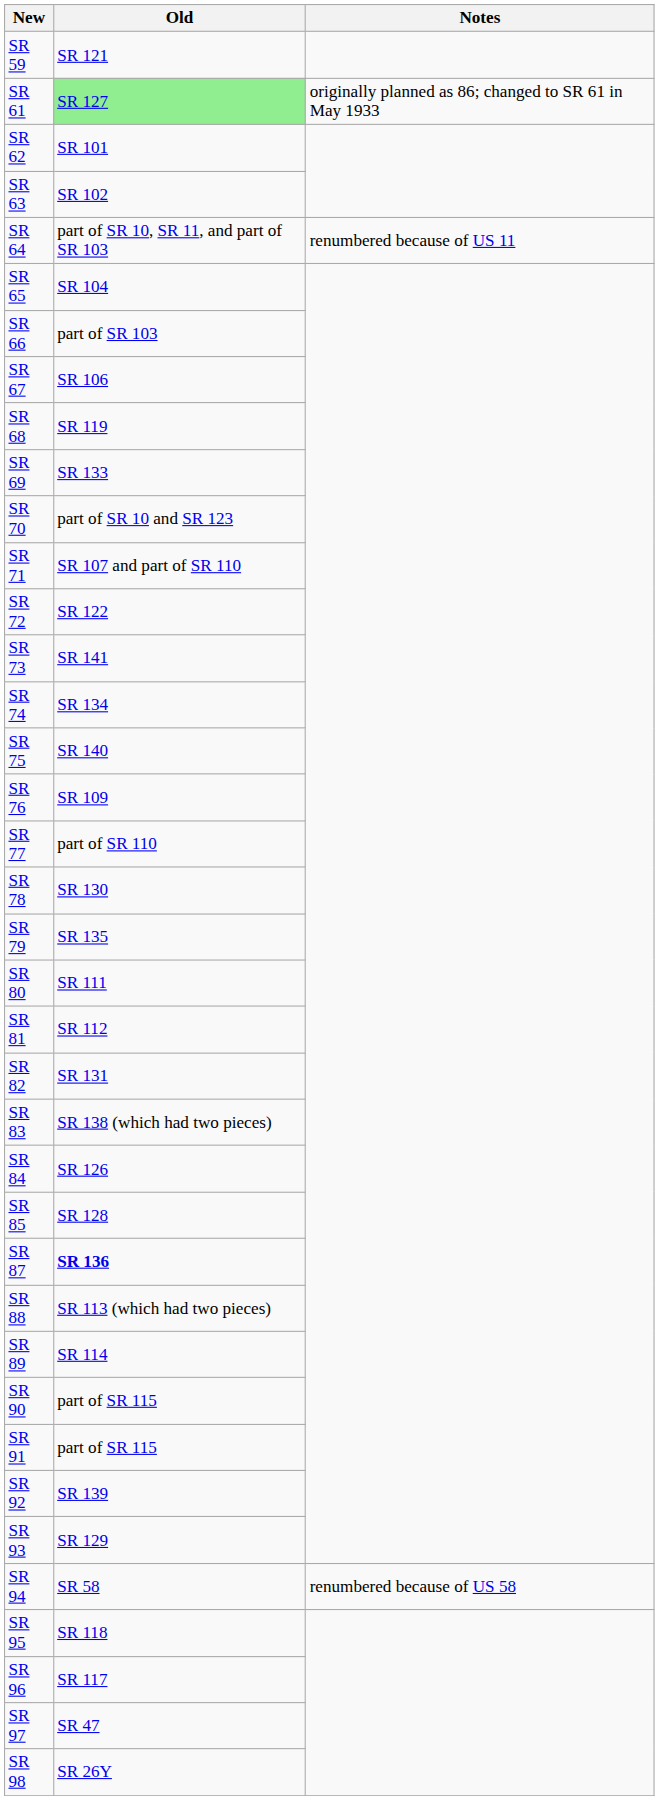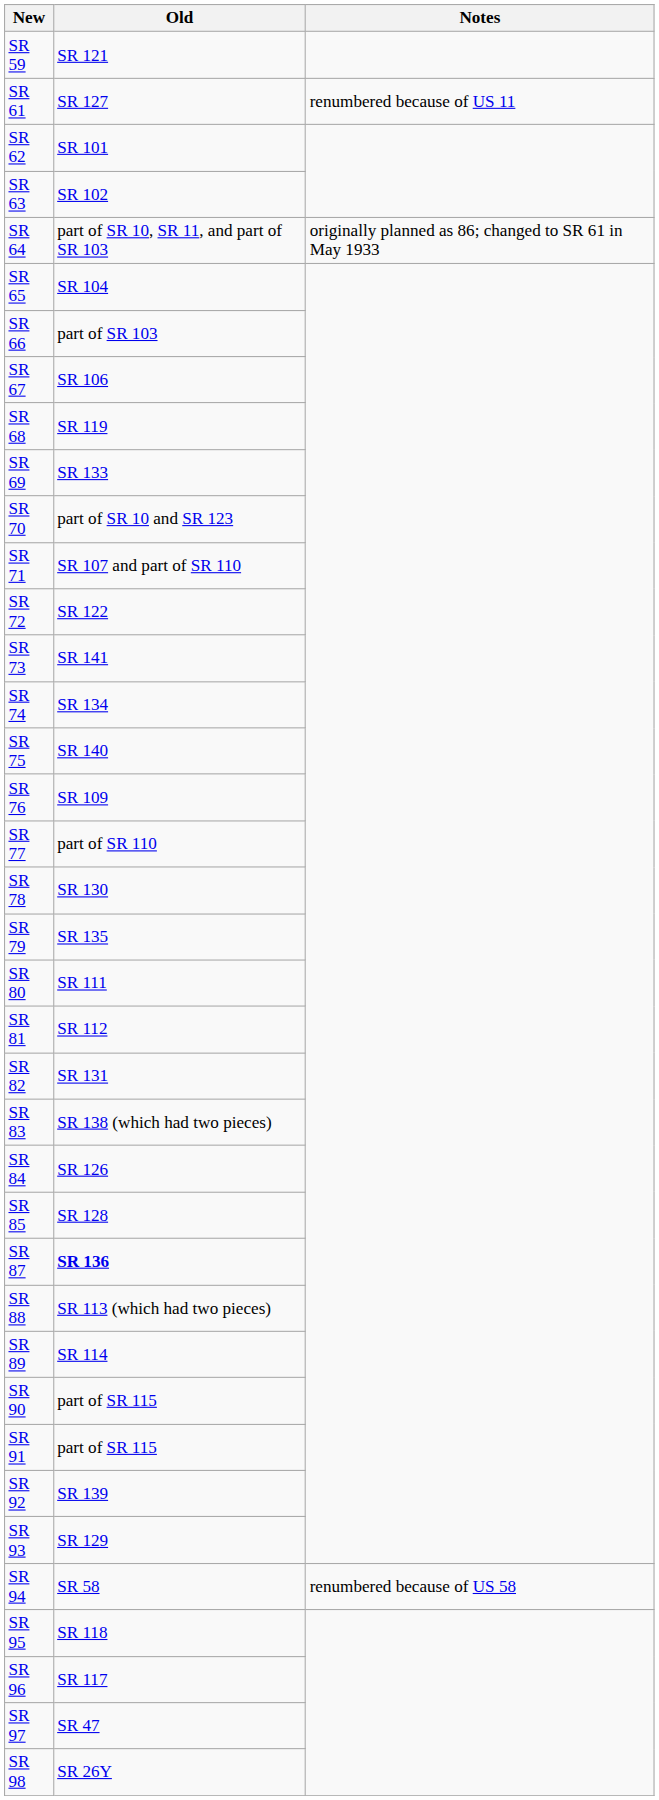(83, 101) lightgreen background -> (83, 101) no background
(466, 101) originally planned as 86; changed to SR 61 in May 1933 -> (413, 101) renumbered because of US 11
(413, 240) renumbered because of US 11 -> (466, 240) originally planned as 86; changed to SR 61 in May 1933
